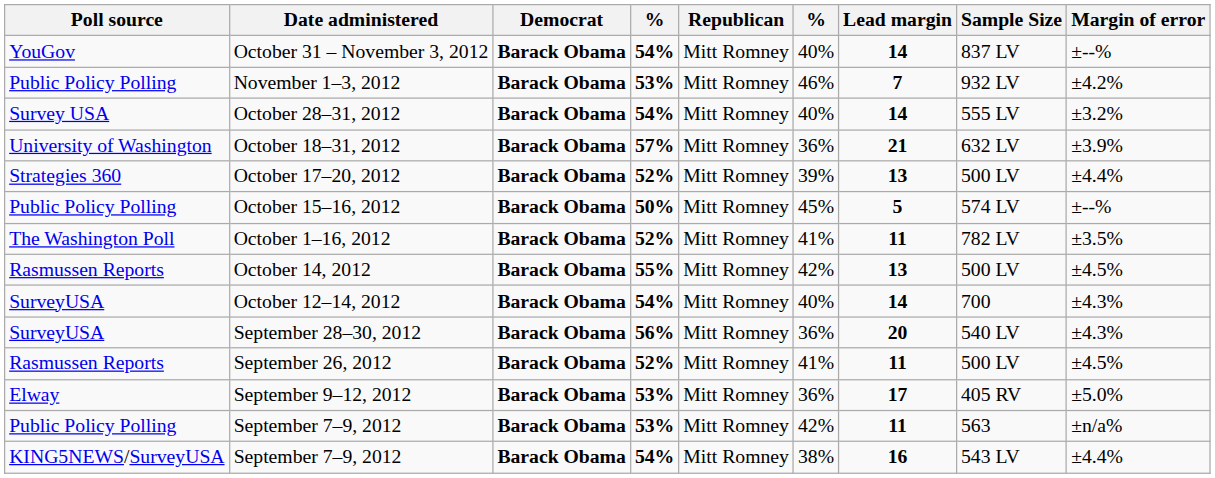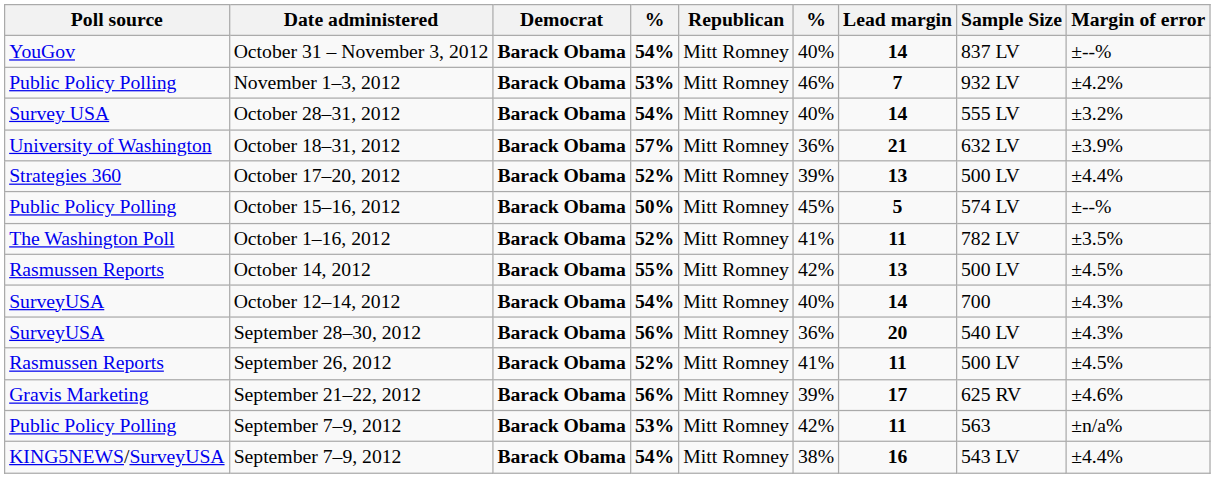+ row: (79, 394)
- row: (34, 394)
